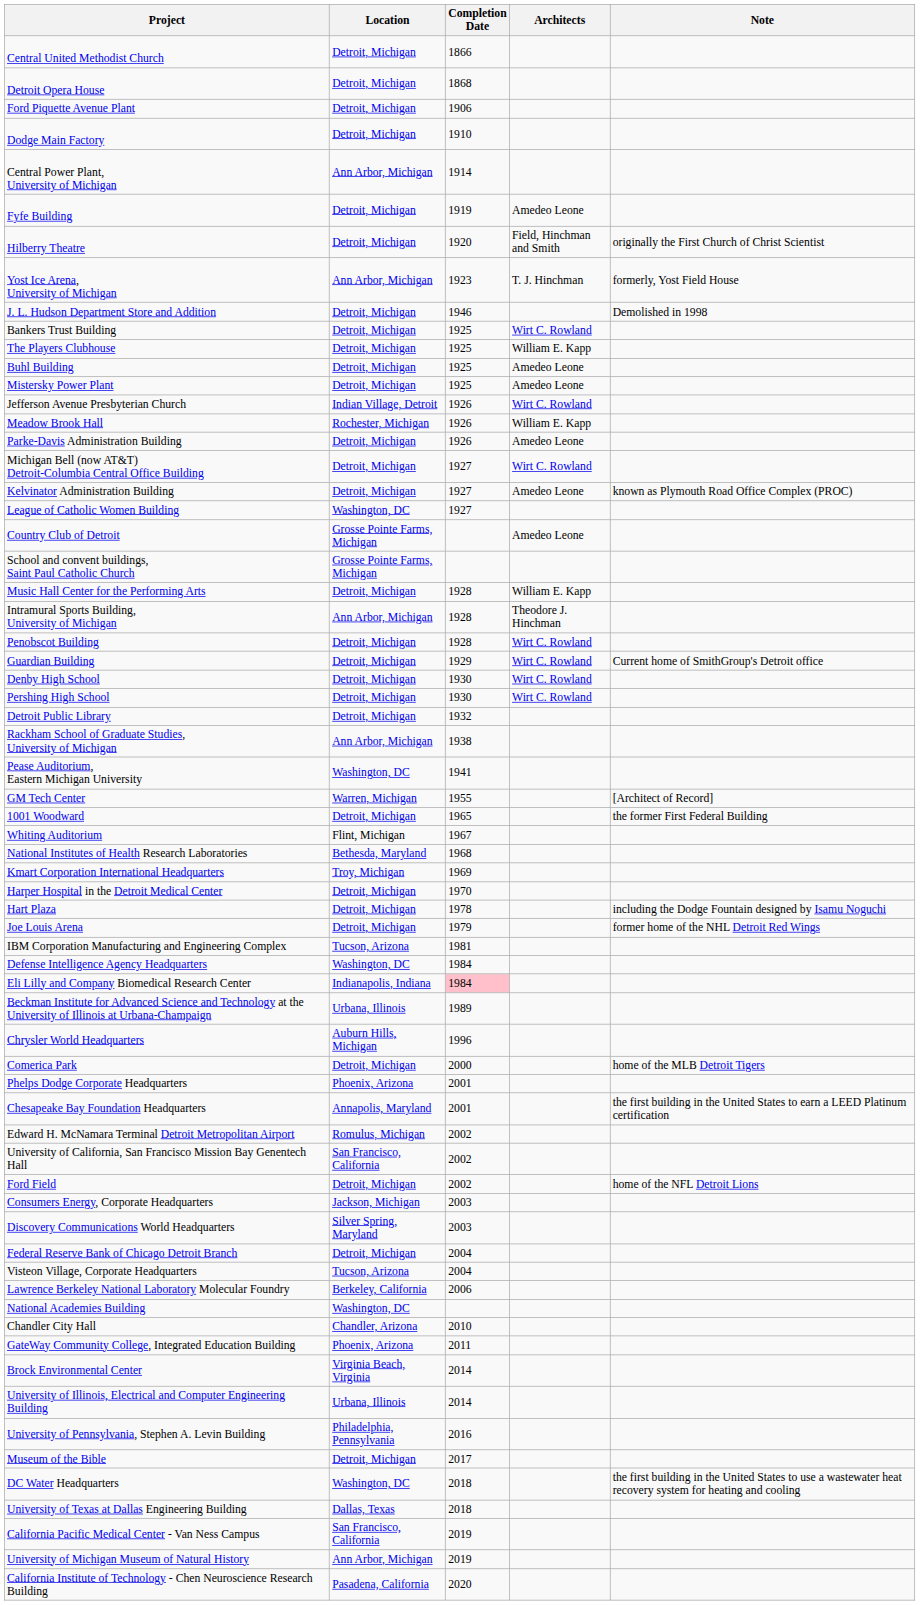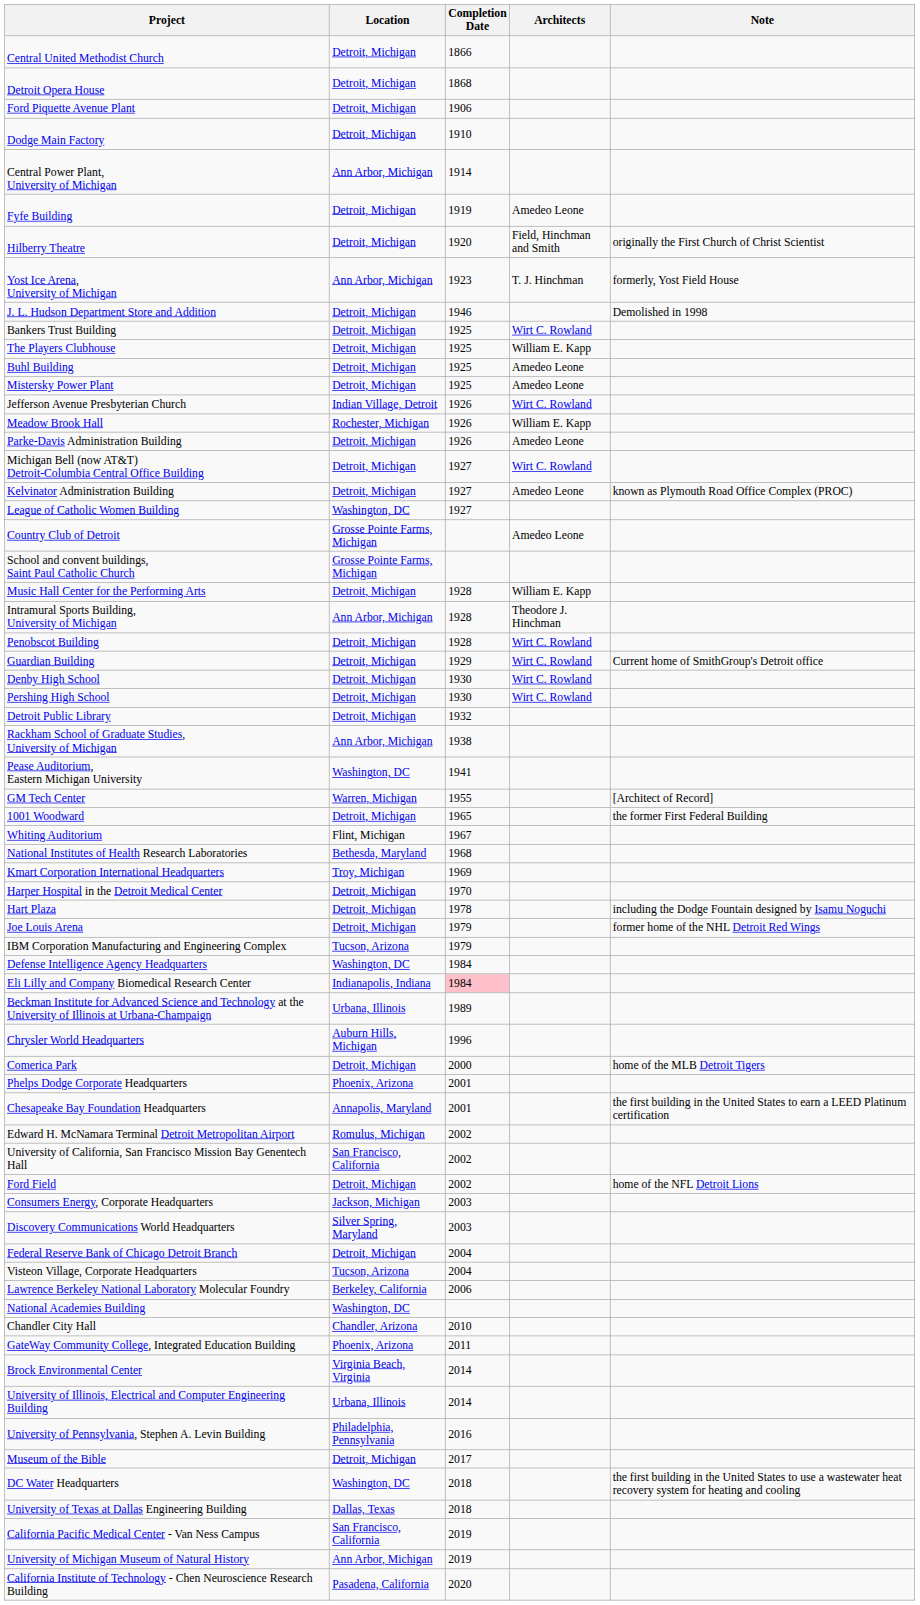(460, 946) 1981 -> (460, 946) 1979
